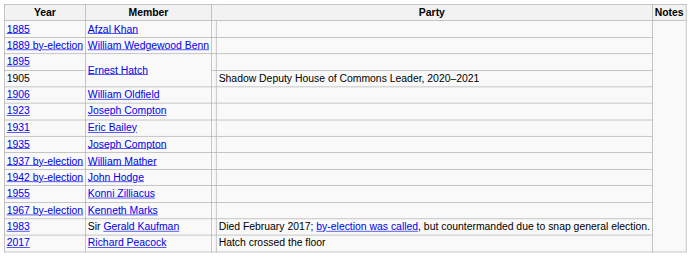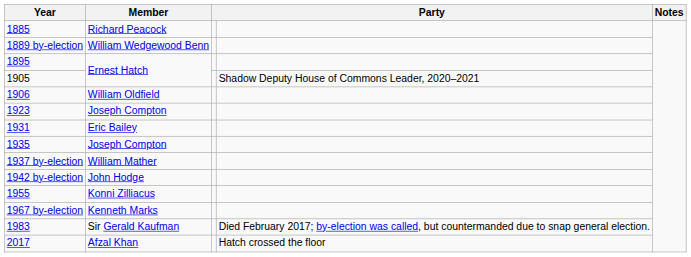(113, 29) Afzal Khan -> (127, 29) Richard Peacock
(127, 243) Richard Peacock -> (113, 243) Afzal Khan
